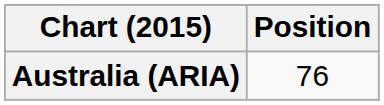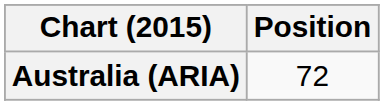(312, 75) 76 -> (312, 75) 72
